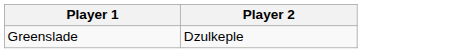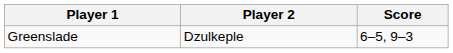+ column: (403, 15)
